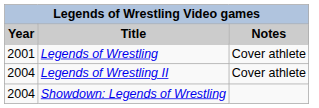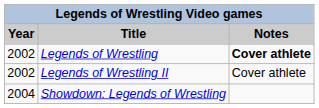(21, 53) 2001 -> (21, 53) 2002
(269, 53) normal -> (271, 53) bold
(21, 73) 2004 -> (21, 73) 2002
